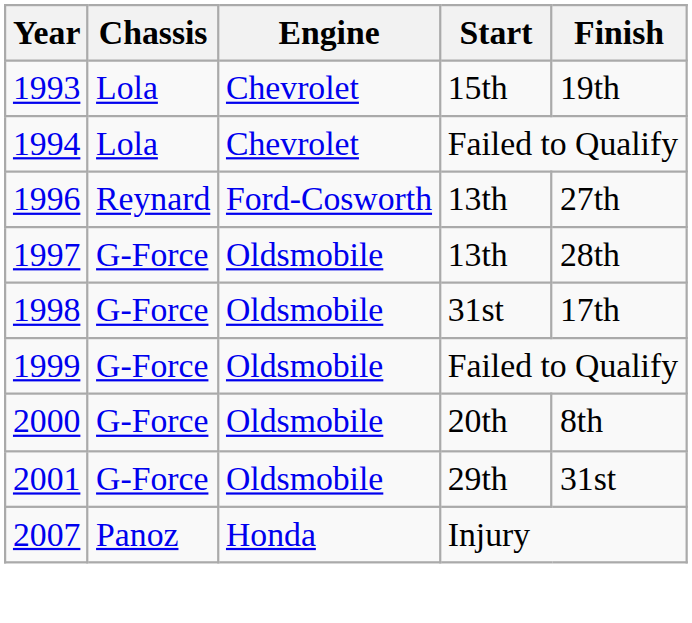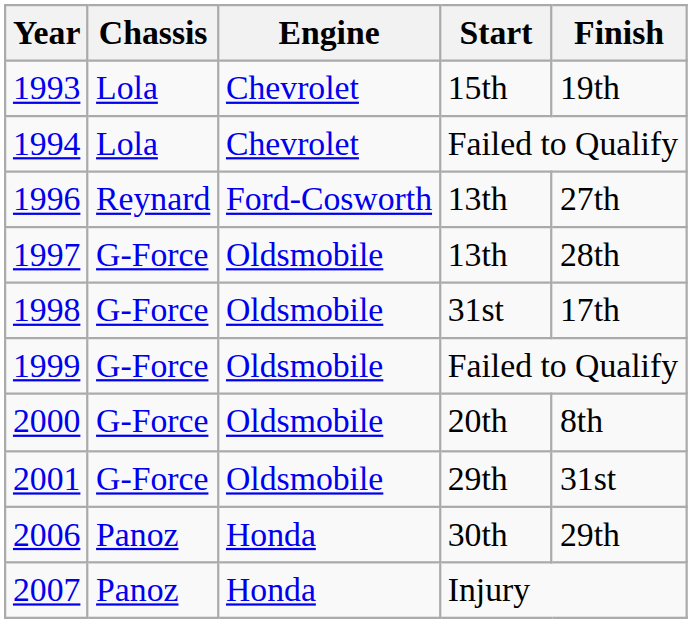+ row: (47, 533)
